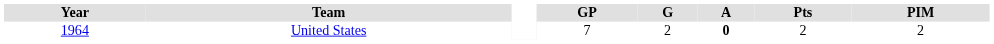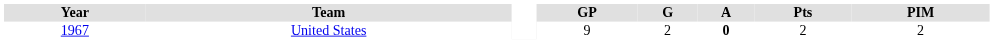(75, 30) 1964 -> (75, 30) 1967
(587, 30) 7 -> (587, 30) 9
